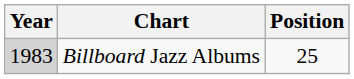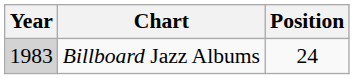(307, 55) 25 -> (307, 55) 24
